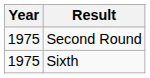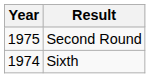(24, 61) 1975 -> (24, 61) 1974
